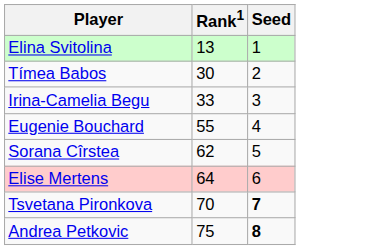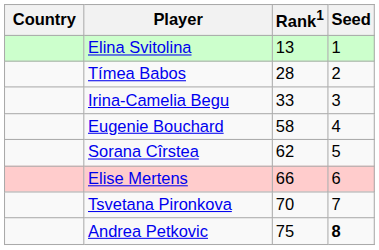+ column: (44, 19)
(205, 74) 30 -> (285, 74) 28
(205, 126) 55 -> (285, 126) 58
(205, 178) 64 -> (285, 178) 66
(256, 204) bold -> (336, 204) normal
